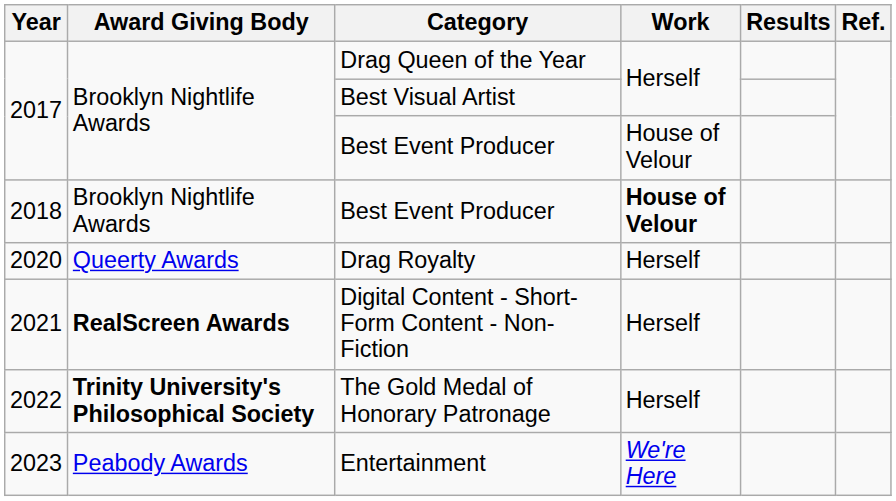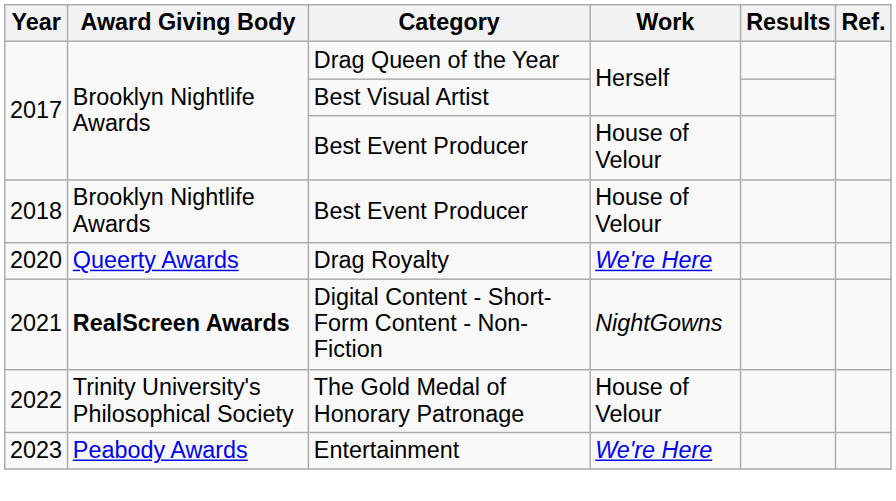(676, 210) bold -> (642, 210) normal
(663, 260) Herself -> (654, 260) We're Here
(663, 324) Herself -> (659, 324) NightGowns
(194, 400) bold -> (183, 400) normal
(663, 400) Herself -> (642, 400) House of Velour
